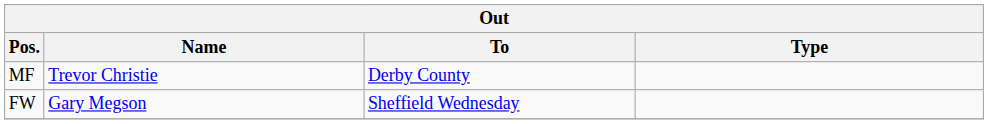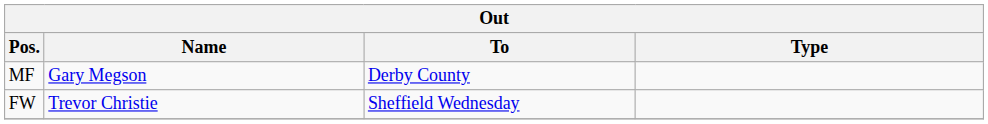(103, 75) Trevor Christie -> (97, 75) Gary Megson
(97, 103) Gary Megson -> (103, 103) Trevor Christie
